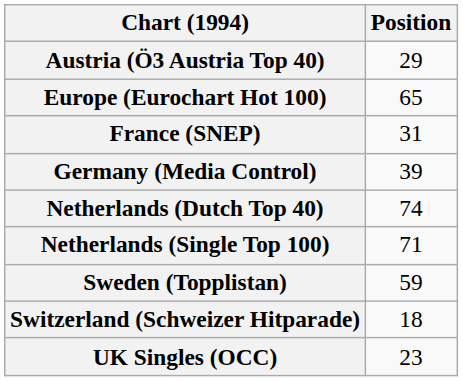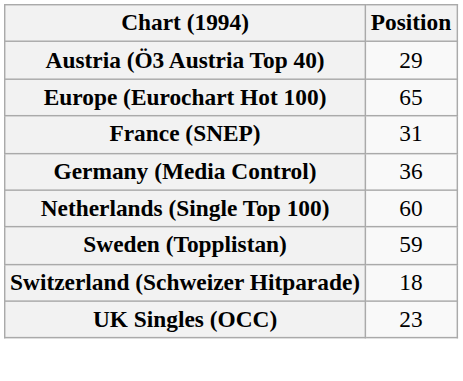(411, 171) 39 -> (411, 171) 36
- row: (185, 208)
(411, 245) 71 -> (411, 208) 60
